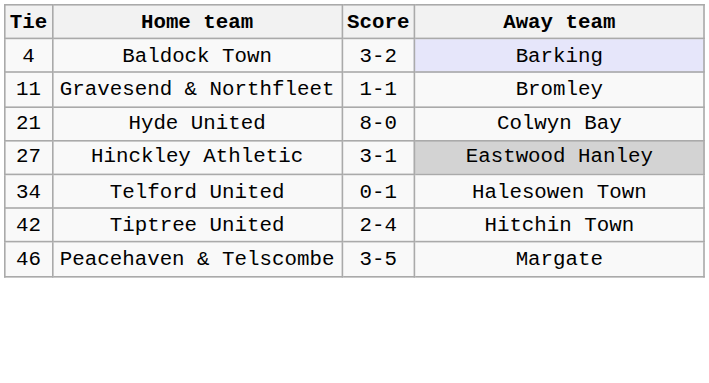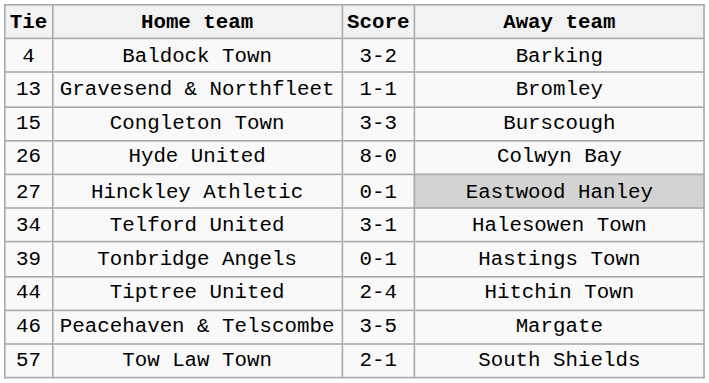(559, 56) lavender background -> (559, 56) no background
(28, 90) 11 -> (28, 90) 13
+ row: (197, 123)
(28, 123) 21 -> (28, 157) 26
(378, 157) 3-1 -> (378, 191) 0-1
(378, 191) 0-1 -> (378, 225) 3-1
+ row: (197, 259)
(28, 225) 42 -> (28, 293) 44
+ row: (197, 361)
